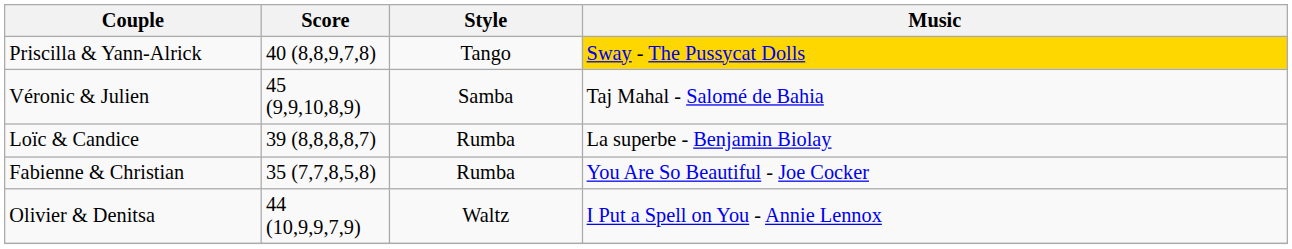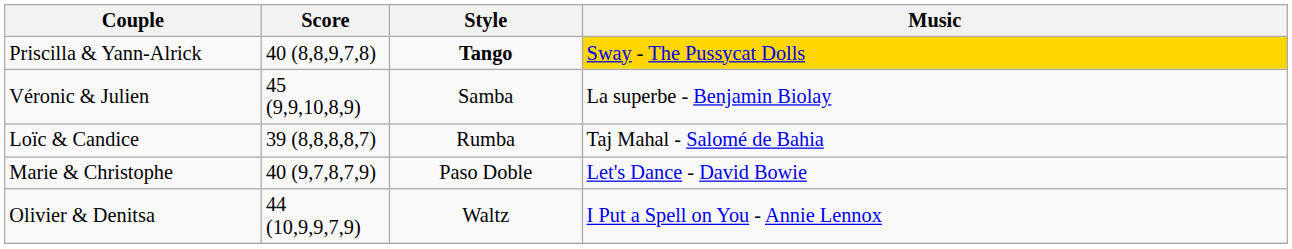(486, 52) normal -> (486, 52) bold
(705, 96) Taj Mahal - Salomé de Bahia -> (709, 96) La superbe - Benjamin Biolay
(709, 140) La superbe - Benjamin Biolay -> (705, 140) Taj Mahal - Salomé de Bahia
- row: (97, 172)
+ row: (91, 172)
